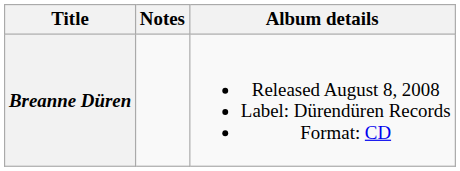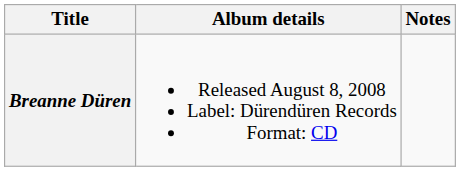columns swapped: (322, 19) <-> (162, 19)
